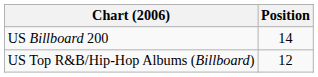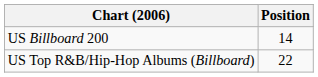(285, 60) 12 -> (285, 60) 22
